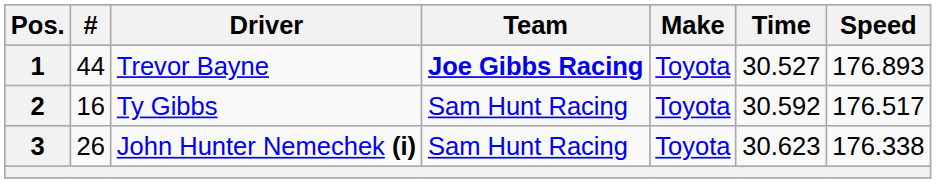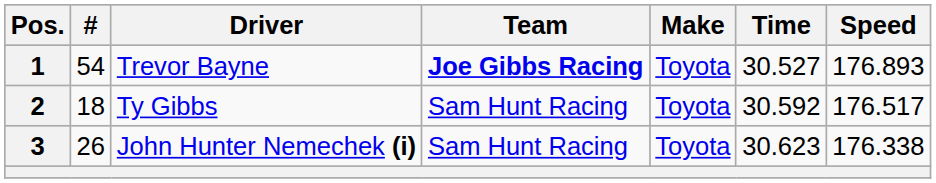(91, 66) 44 -> (91, 66) 54
(91, 106) 16 -> (91, 106) 18
